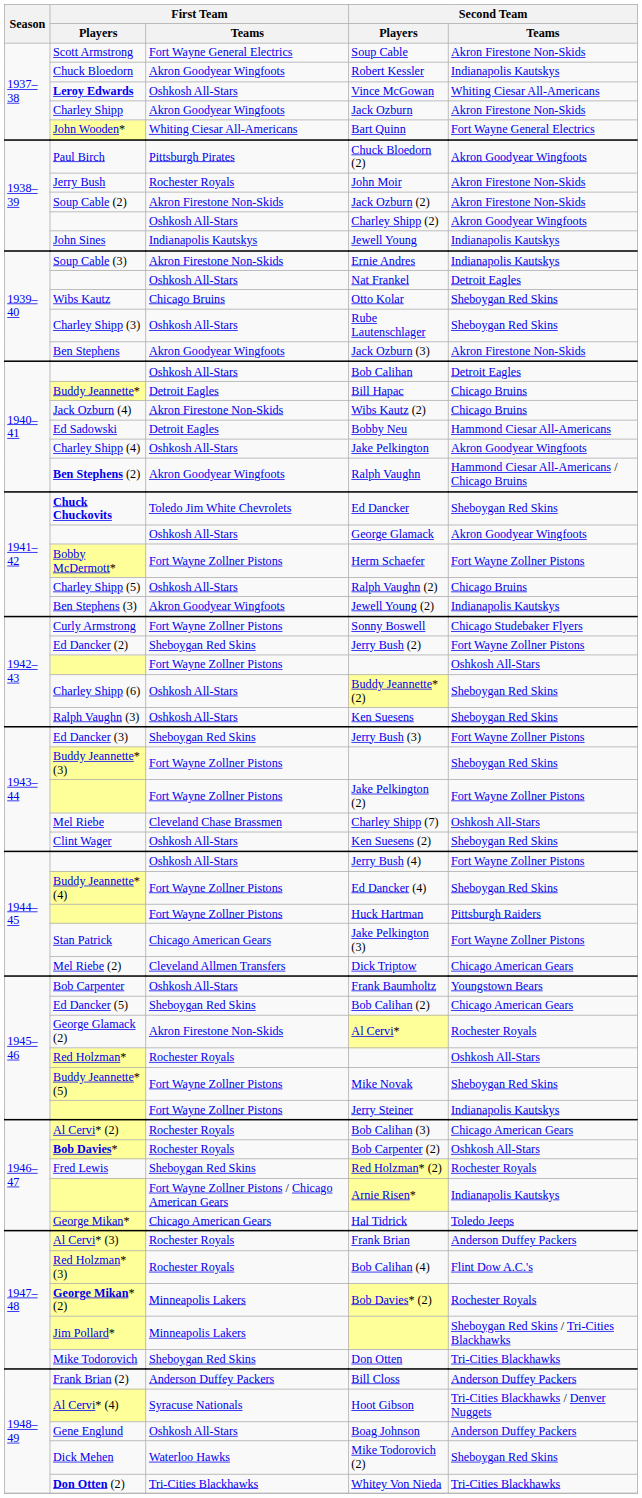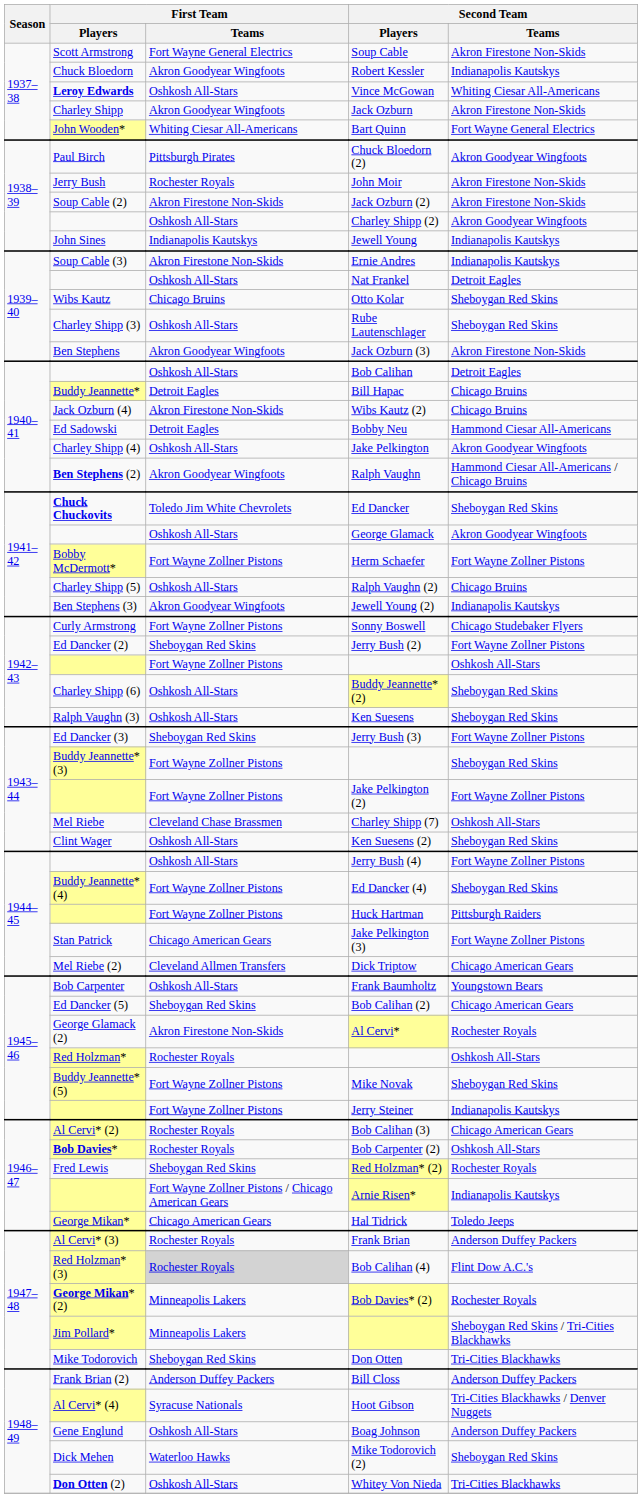(192, 1267) no background -> (192, 1267) lightgrey background
(204, 1483) Tri-Cities Blackhawks -> (193, 1483) Oshkosh All-Stars
